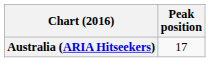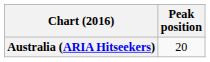(181, 47) 17 -> (181, 47) 20
